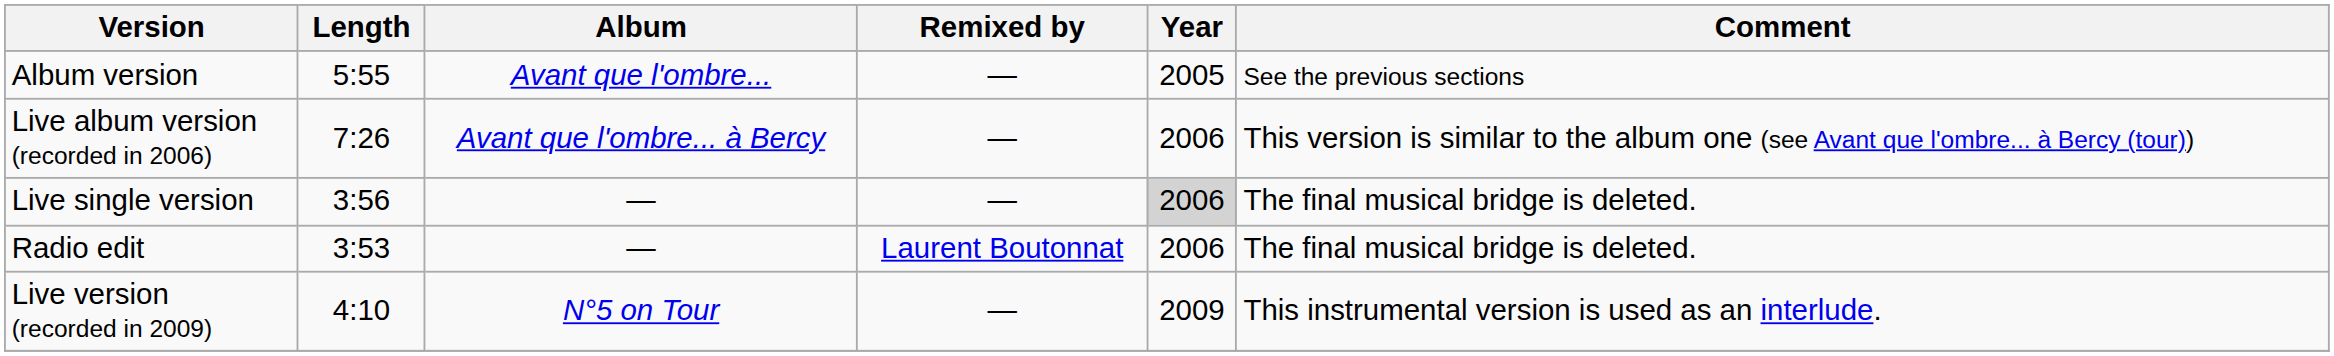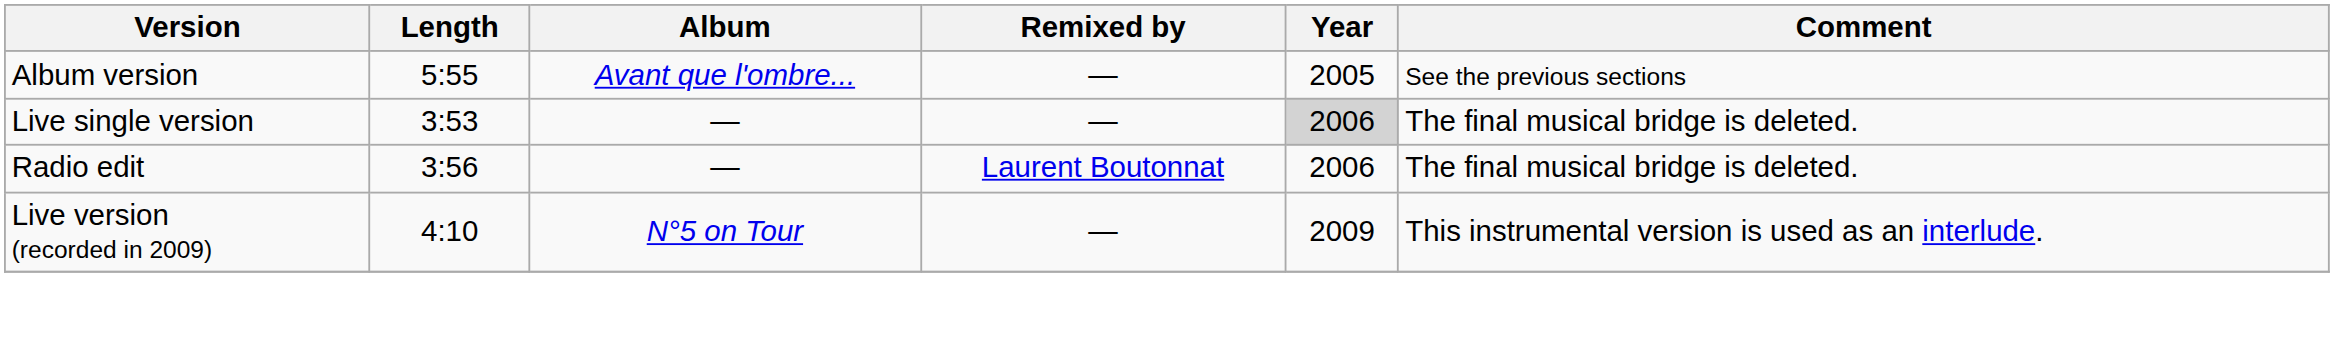- row: (134, 137)
(362, 201) 3:56 -> (450, 121) 3:53
(362, 247) 3:53 -> (450, 167) 3:56
